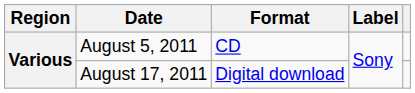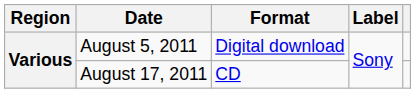(228, 46) CD -> (280, 46) Digital download
(280, 74) Digital download -> (228, 74) CD
